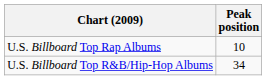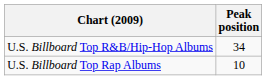rows swapped: (110, 65) <-> (84, 46)
